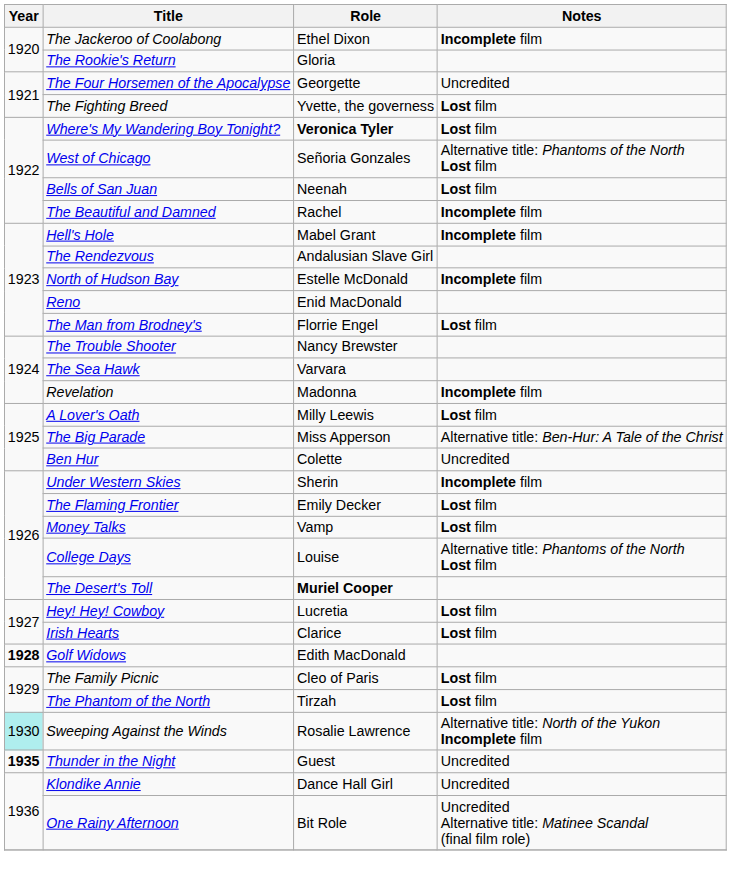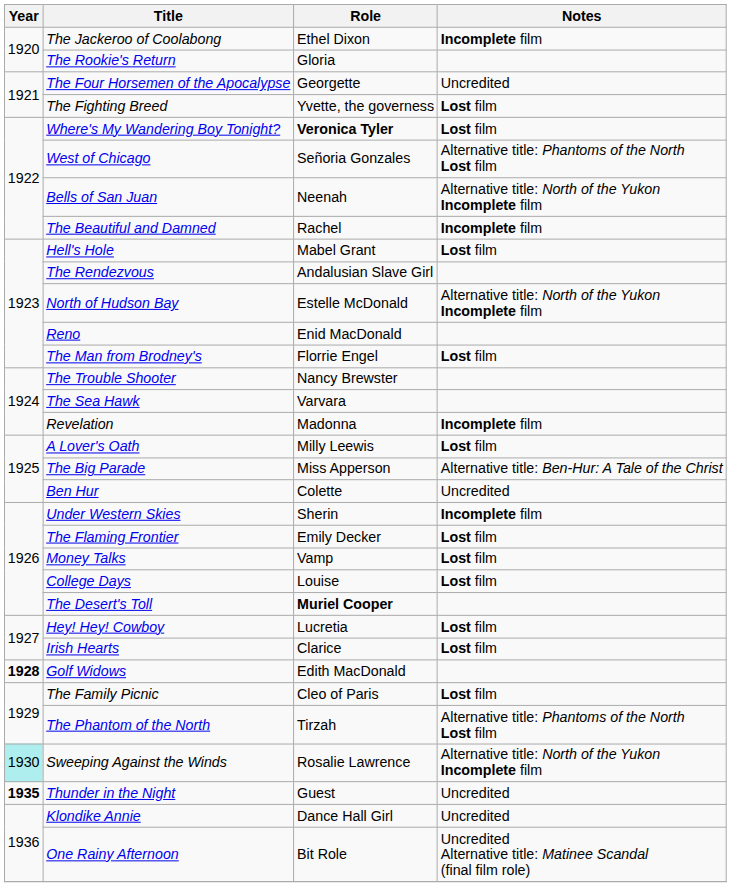(469, 190) Lost film -> (550, 198) Alternative title: North of the Yukon Incomplete film
(491, 235) Incomplete film -> (469, 251) Lost film
(491, 280) Incomplete film -> (550, 303) Alternative title: North of the Yukon Incomplete film
(563, 558) Alternative title: Phantoms of the North Lost film -> (469, 582) Lost film
(469, 701) Lost film -> (563, 725) Alternative title: Phantoms of the North Lost film
